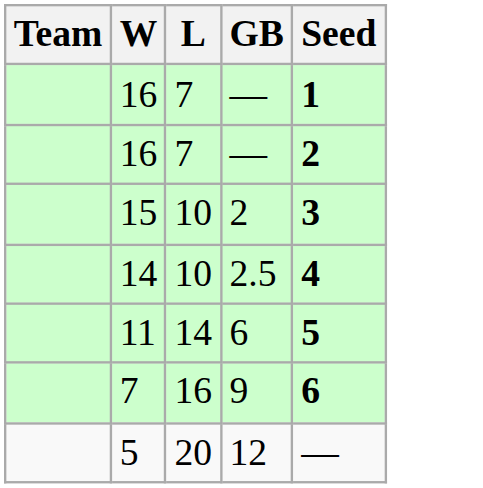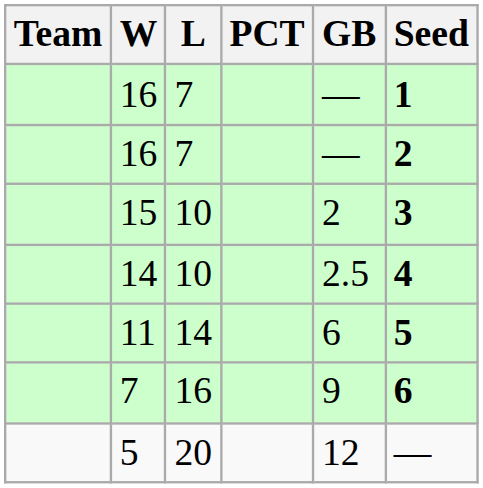+ column: (267, 34)
